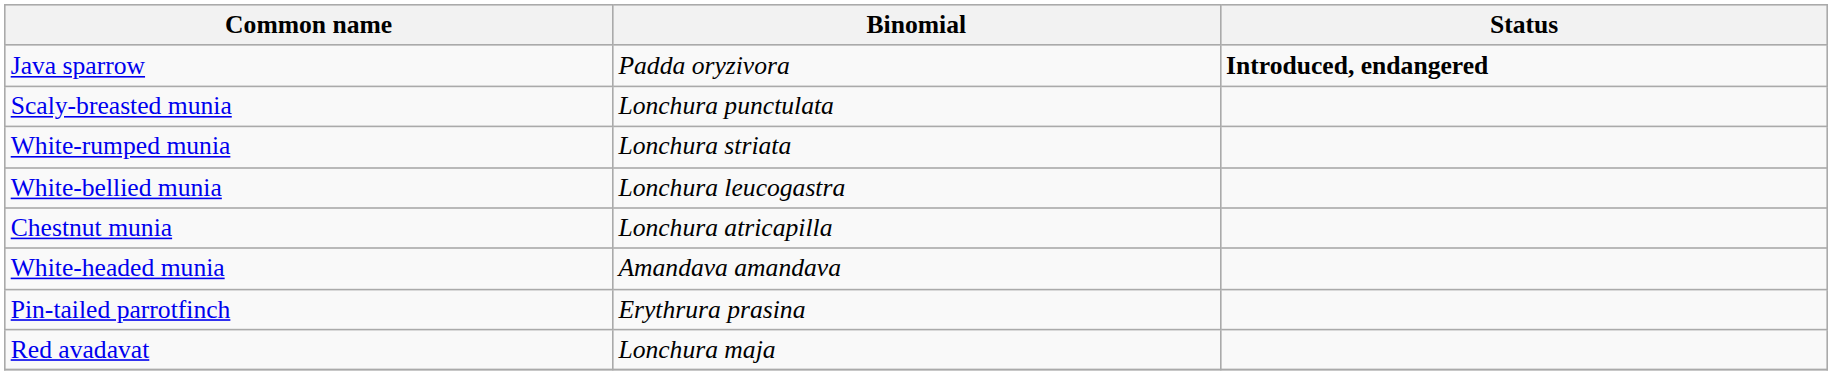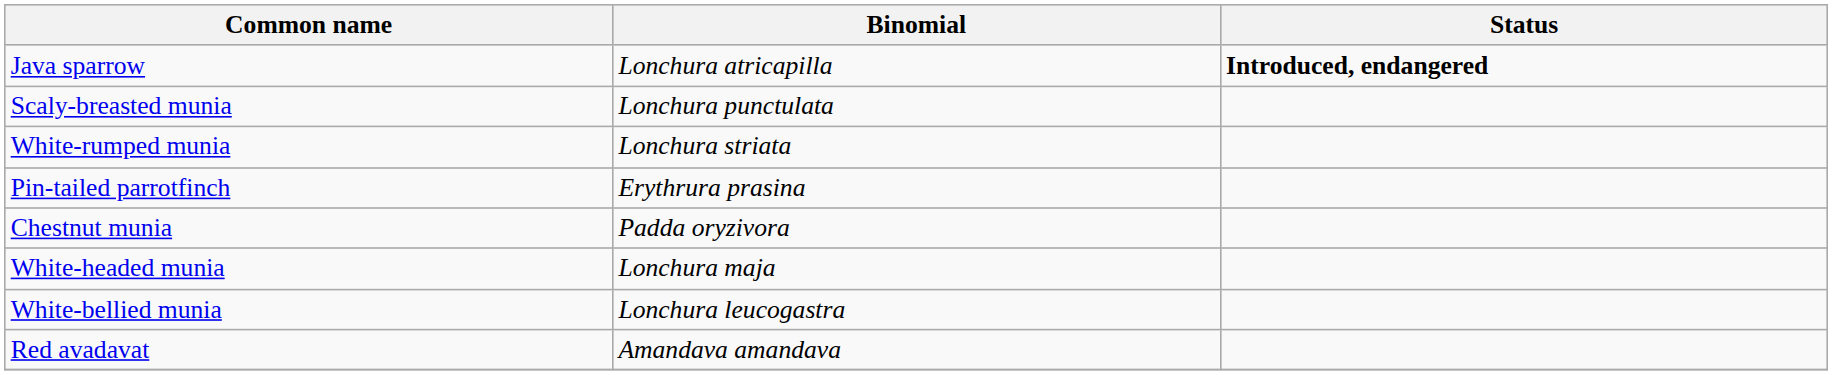(704, 65) Padda oryzivora -> (725, 65) Lonchura atricapilla
rows swapped: (116, 187) <-> (121, 308)
(725, 227) Lonchura atricapilla -> (704, 227) Padda oryzivora
(730, 268) Amandava amandava -> (697, 268) Lonchura maja
(697, 349) Lonchura maja -> (730, 349) Amandava amandava
